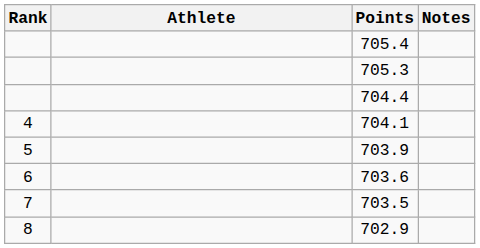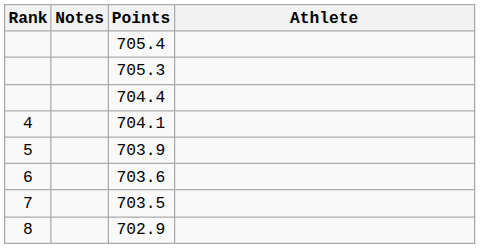columns swapped: (201, 18) <-> (446, 18)
